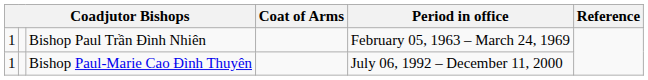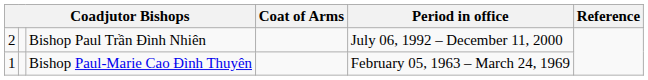(12, 39) 1 -> (12, 39) 2
(460, 39) February 05, 1963 – March 24, 1969 -> (457, 39) July 06, 1992 – December 11, 2000
(457, 63) July 06, 1992 – December 11, 2000 -> (460, 63) February 05, 1963 – March 24, 1969
